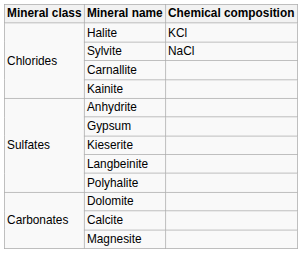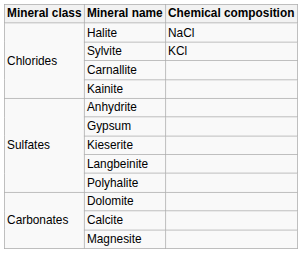(178, 32) KCl -> (181, 32) NaCl
(181, 51) NaCl -> (178, 51) KCl
